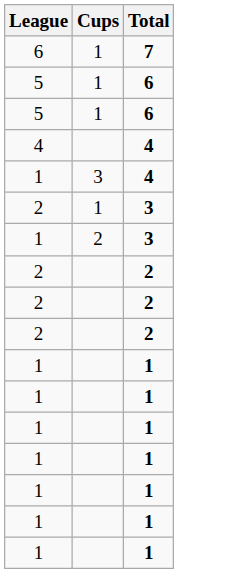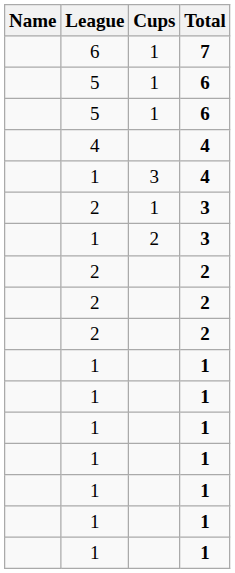+ column: (33, 20)
